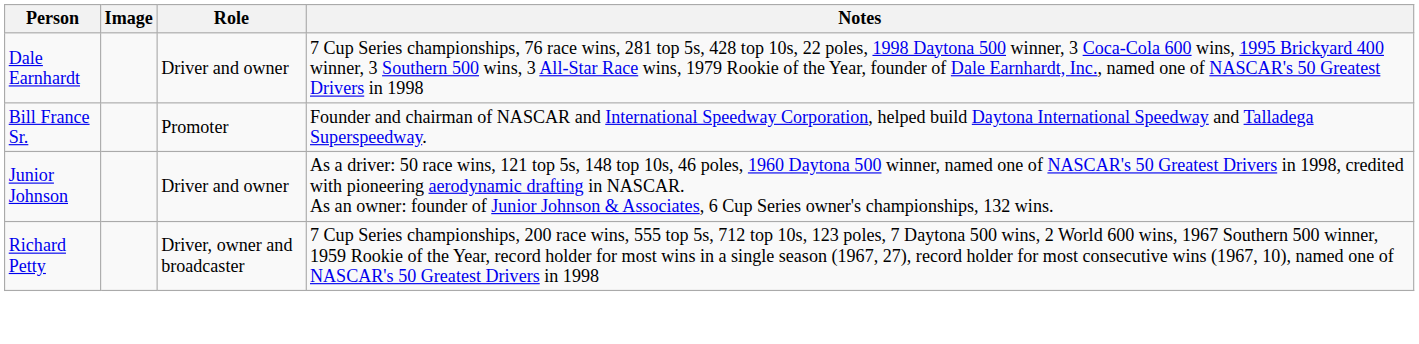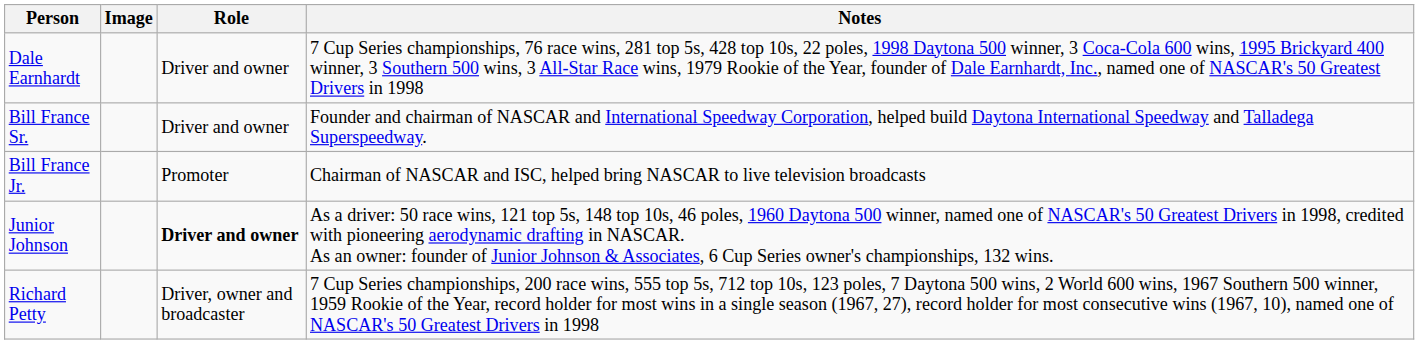(195, 127) Promoter -> (225, 127) Driver and owner
+ row: (49, 176)
(225, 186) normal -> (230, 235) bold
